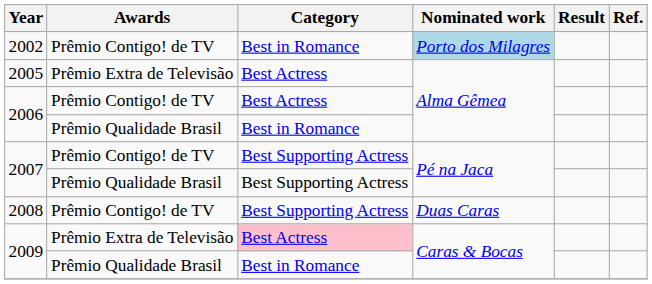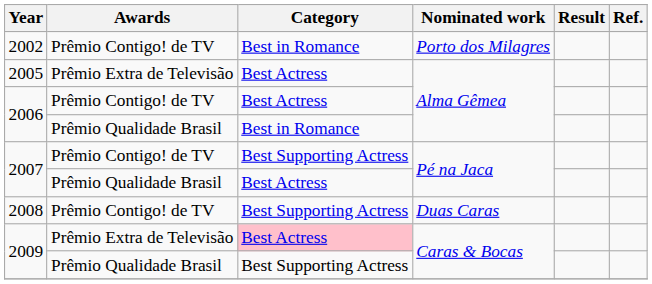(483, 45) lightblue background -> (483, 45) no background
(325, 182) Best Supporting Actress -> (284, 182) Best Actress
(300, 264) Best in Romance -> (325, 264) Best Supporting Actress
